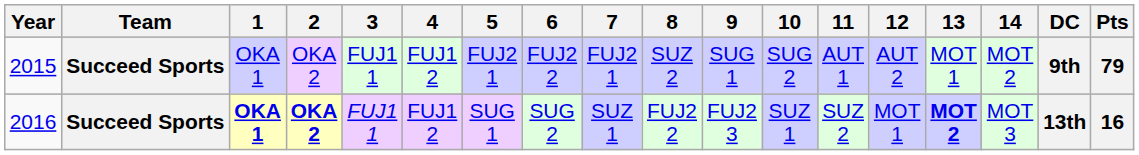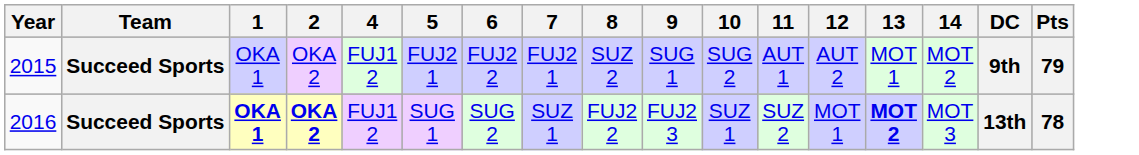- column: (372, 21)
(1112, 122) 16 -> (1053, 122) 78
